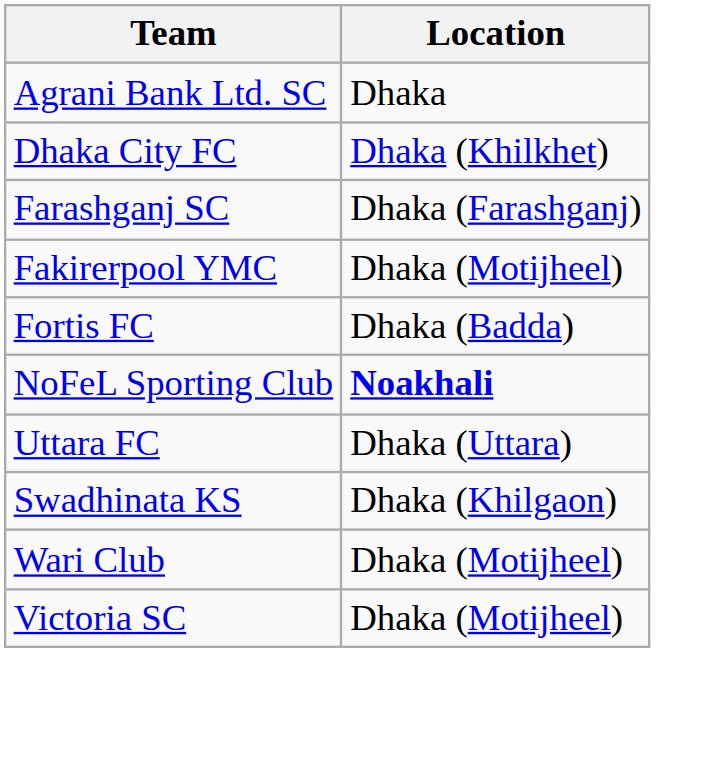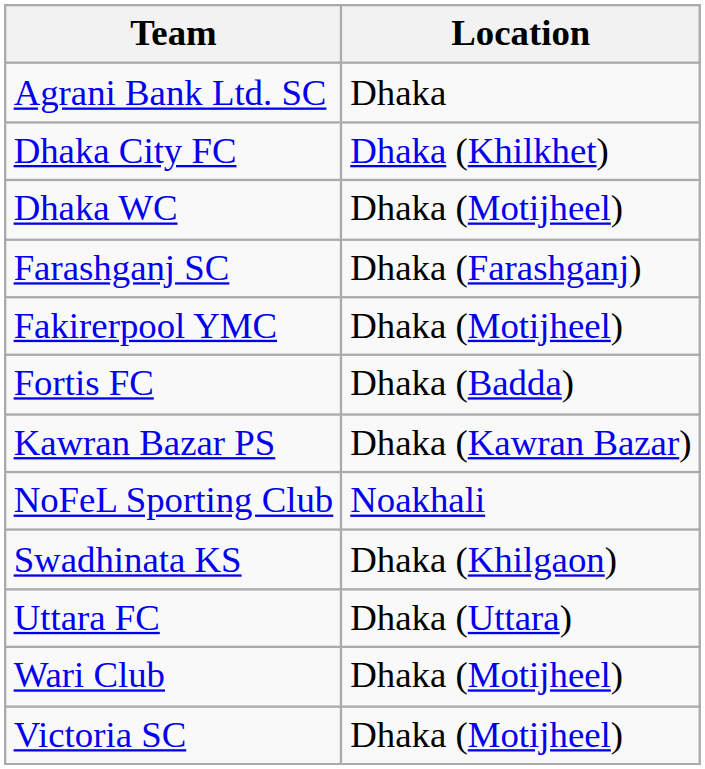+ row: (96, 208)
+ row: (144, 442)
(422, 383) bold -> (418, 500) normal
rows swapped: (128, 500) <-> (87, 442)
